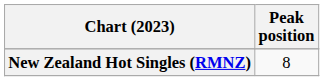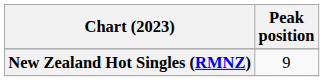(286, 62) 8 -> (286, 62) 9
